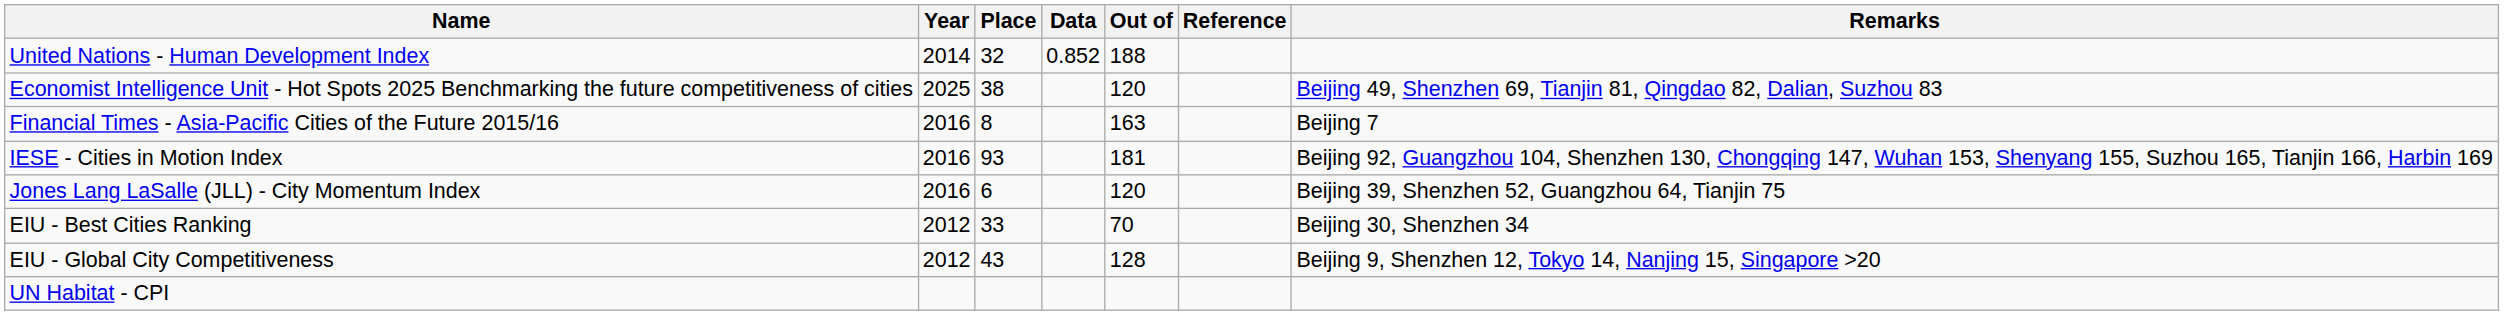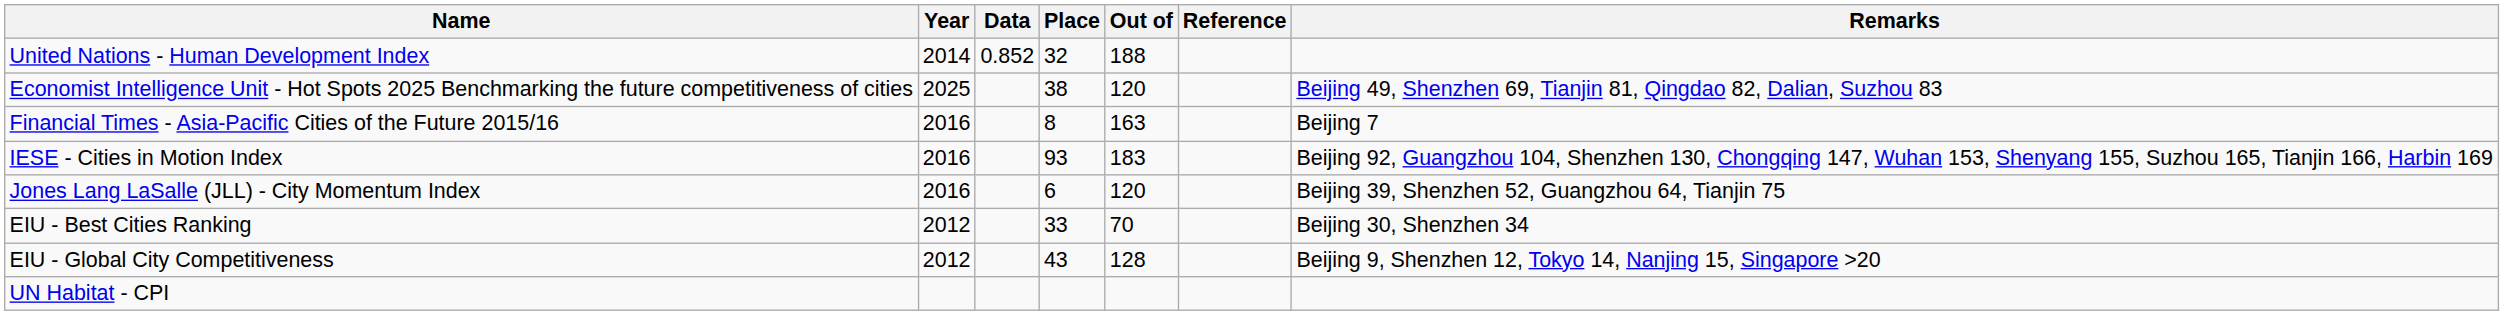columns swapped: (1073, 21) <-> (1008, 21)
(1128, 157) 181 -> (1128, 157) 183
